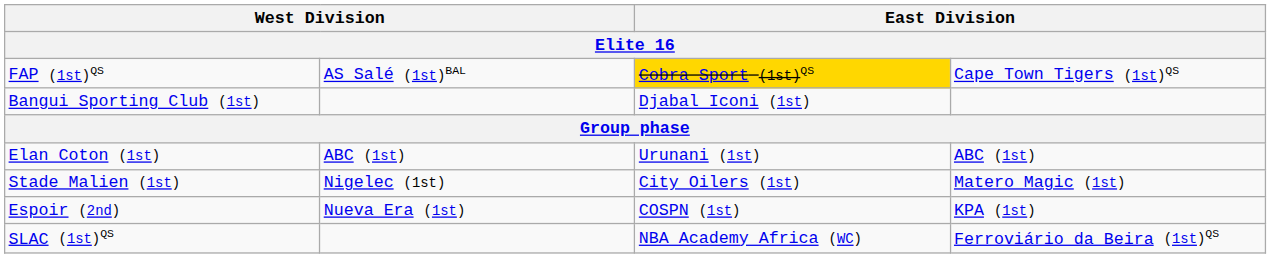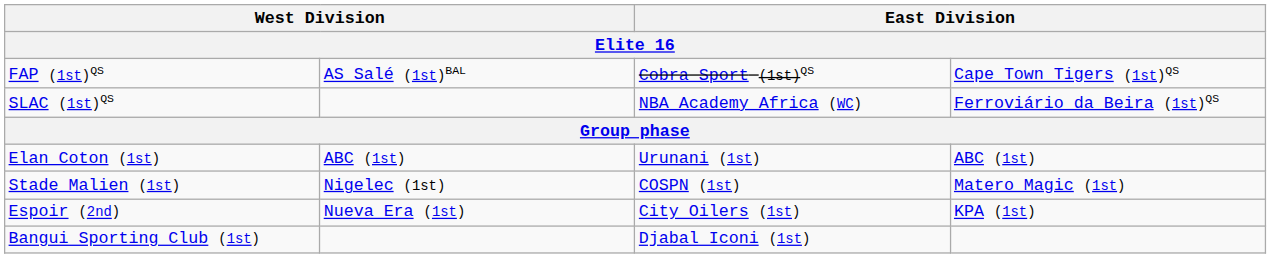(726, 73) gold background -> (726, 73) no background
rows swapped: (61, 238) <-> (134, 102)
(720, 183) City Oilers (1st) -> (690, 185) COSPN (1st)
(690, 210) COSPN (1st) -> (720, 212) City Oilers (1st)
